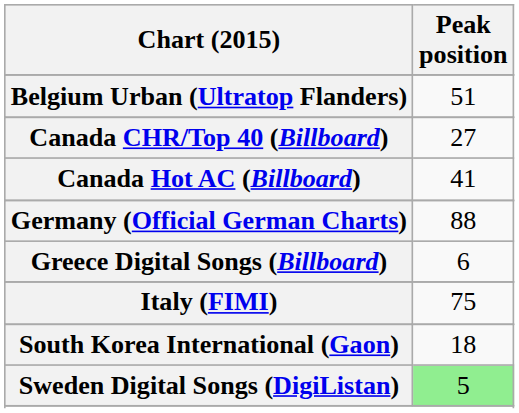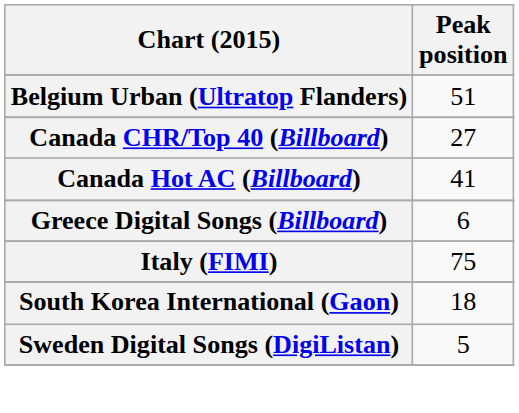- row: (209, 219)
(463, 385) lightgreen background -> (463, 344) no background
